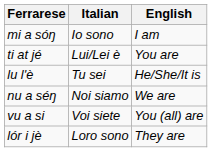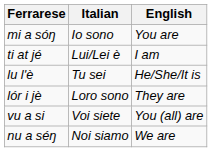(147, 34) I am -> (157, 34) You are
(157, 55) You are -> (147, 55) I am
rows swapped: (32, 95) <-> (24, 136)
